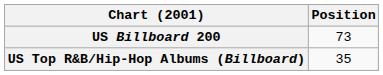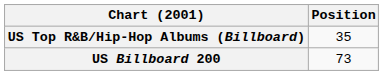rows swapped: (156, 37) <-> (156, 59)
